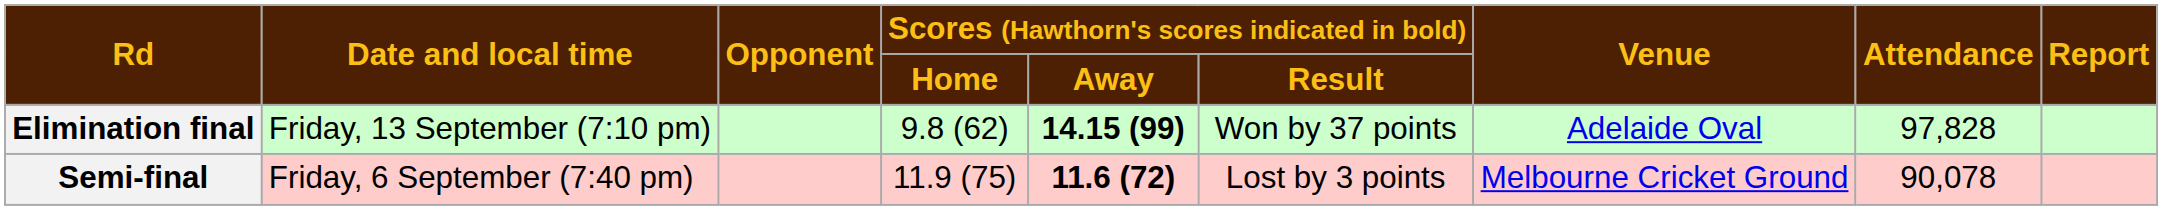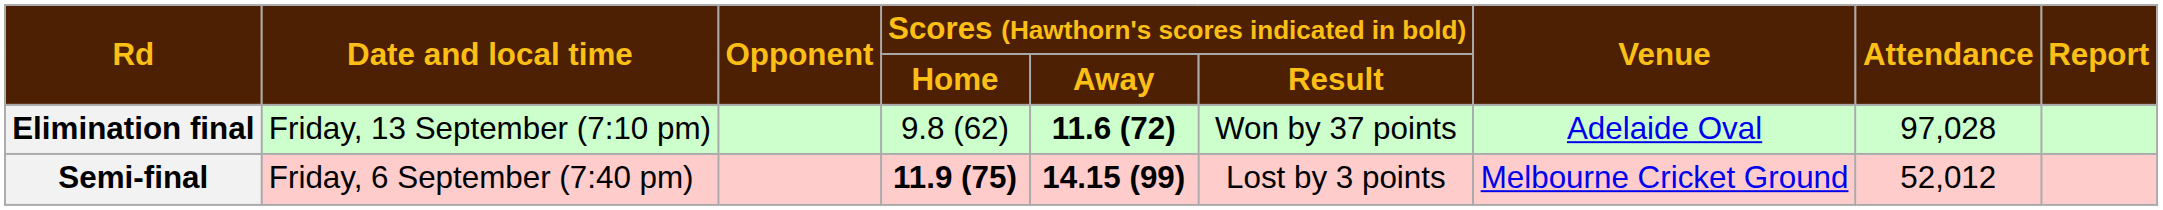(1113, 128) 14.15 (99) -> (1114, 128) 11.6 (72)
(1948, 128) 97,828 -> (1948, 128) 97,028
(955, 178) normal -> (955, 178) bold
(1113, 178) 11.6 (72) -> (1114, 178) 14.15 (99)
(1948, 178) 90,078 -> (1948, 178) 52,012
